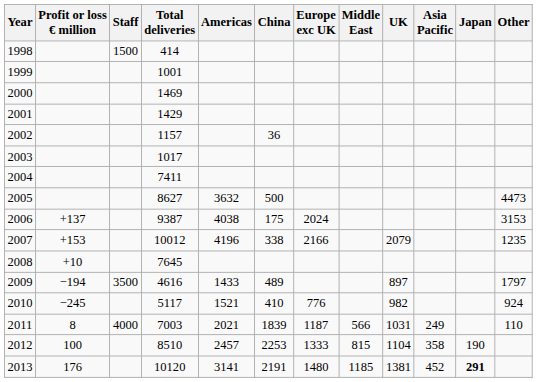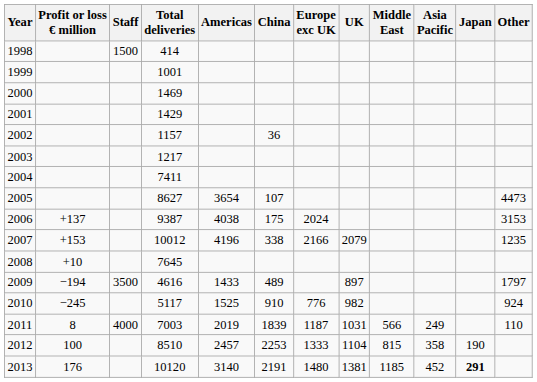columns swapped: (398, 22) <-> (361, 22)
(170, 156) 1017 -> (170, 156) 1217
(226, 198) 3632 -> (226, 198) 3654
(274, 198) 500 -> (274, 198) 107
(226, 303) 1521 -> (226, 303) 1525
(274, 303) 410 -> (274, 303) 910
(226, 324) 2021 -> (226, 324) 2019
(226, 366) 3141 -> (226, 366) 3140
